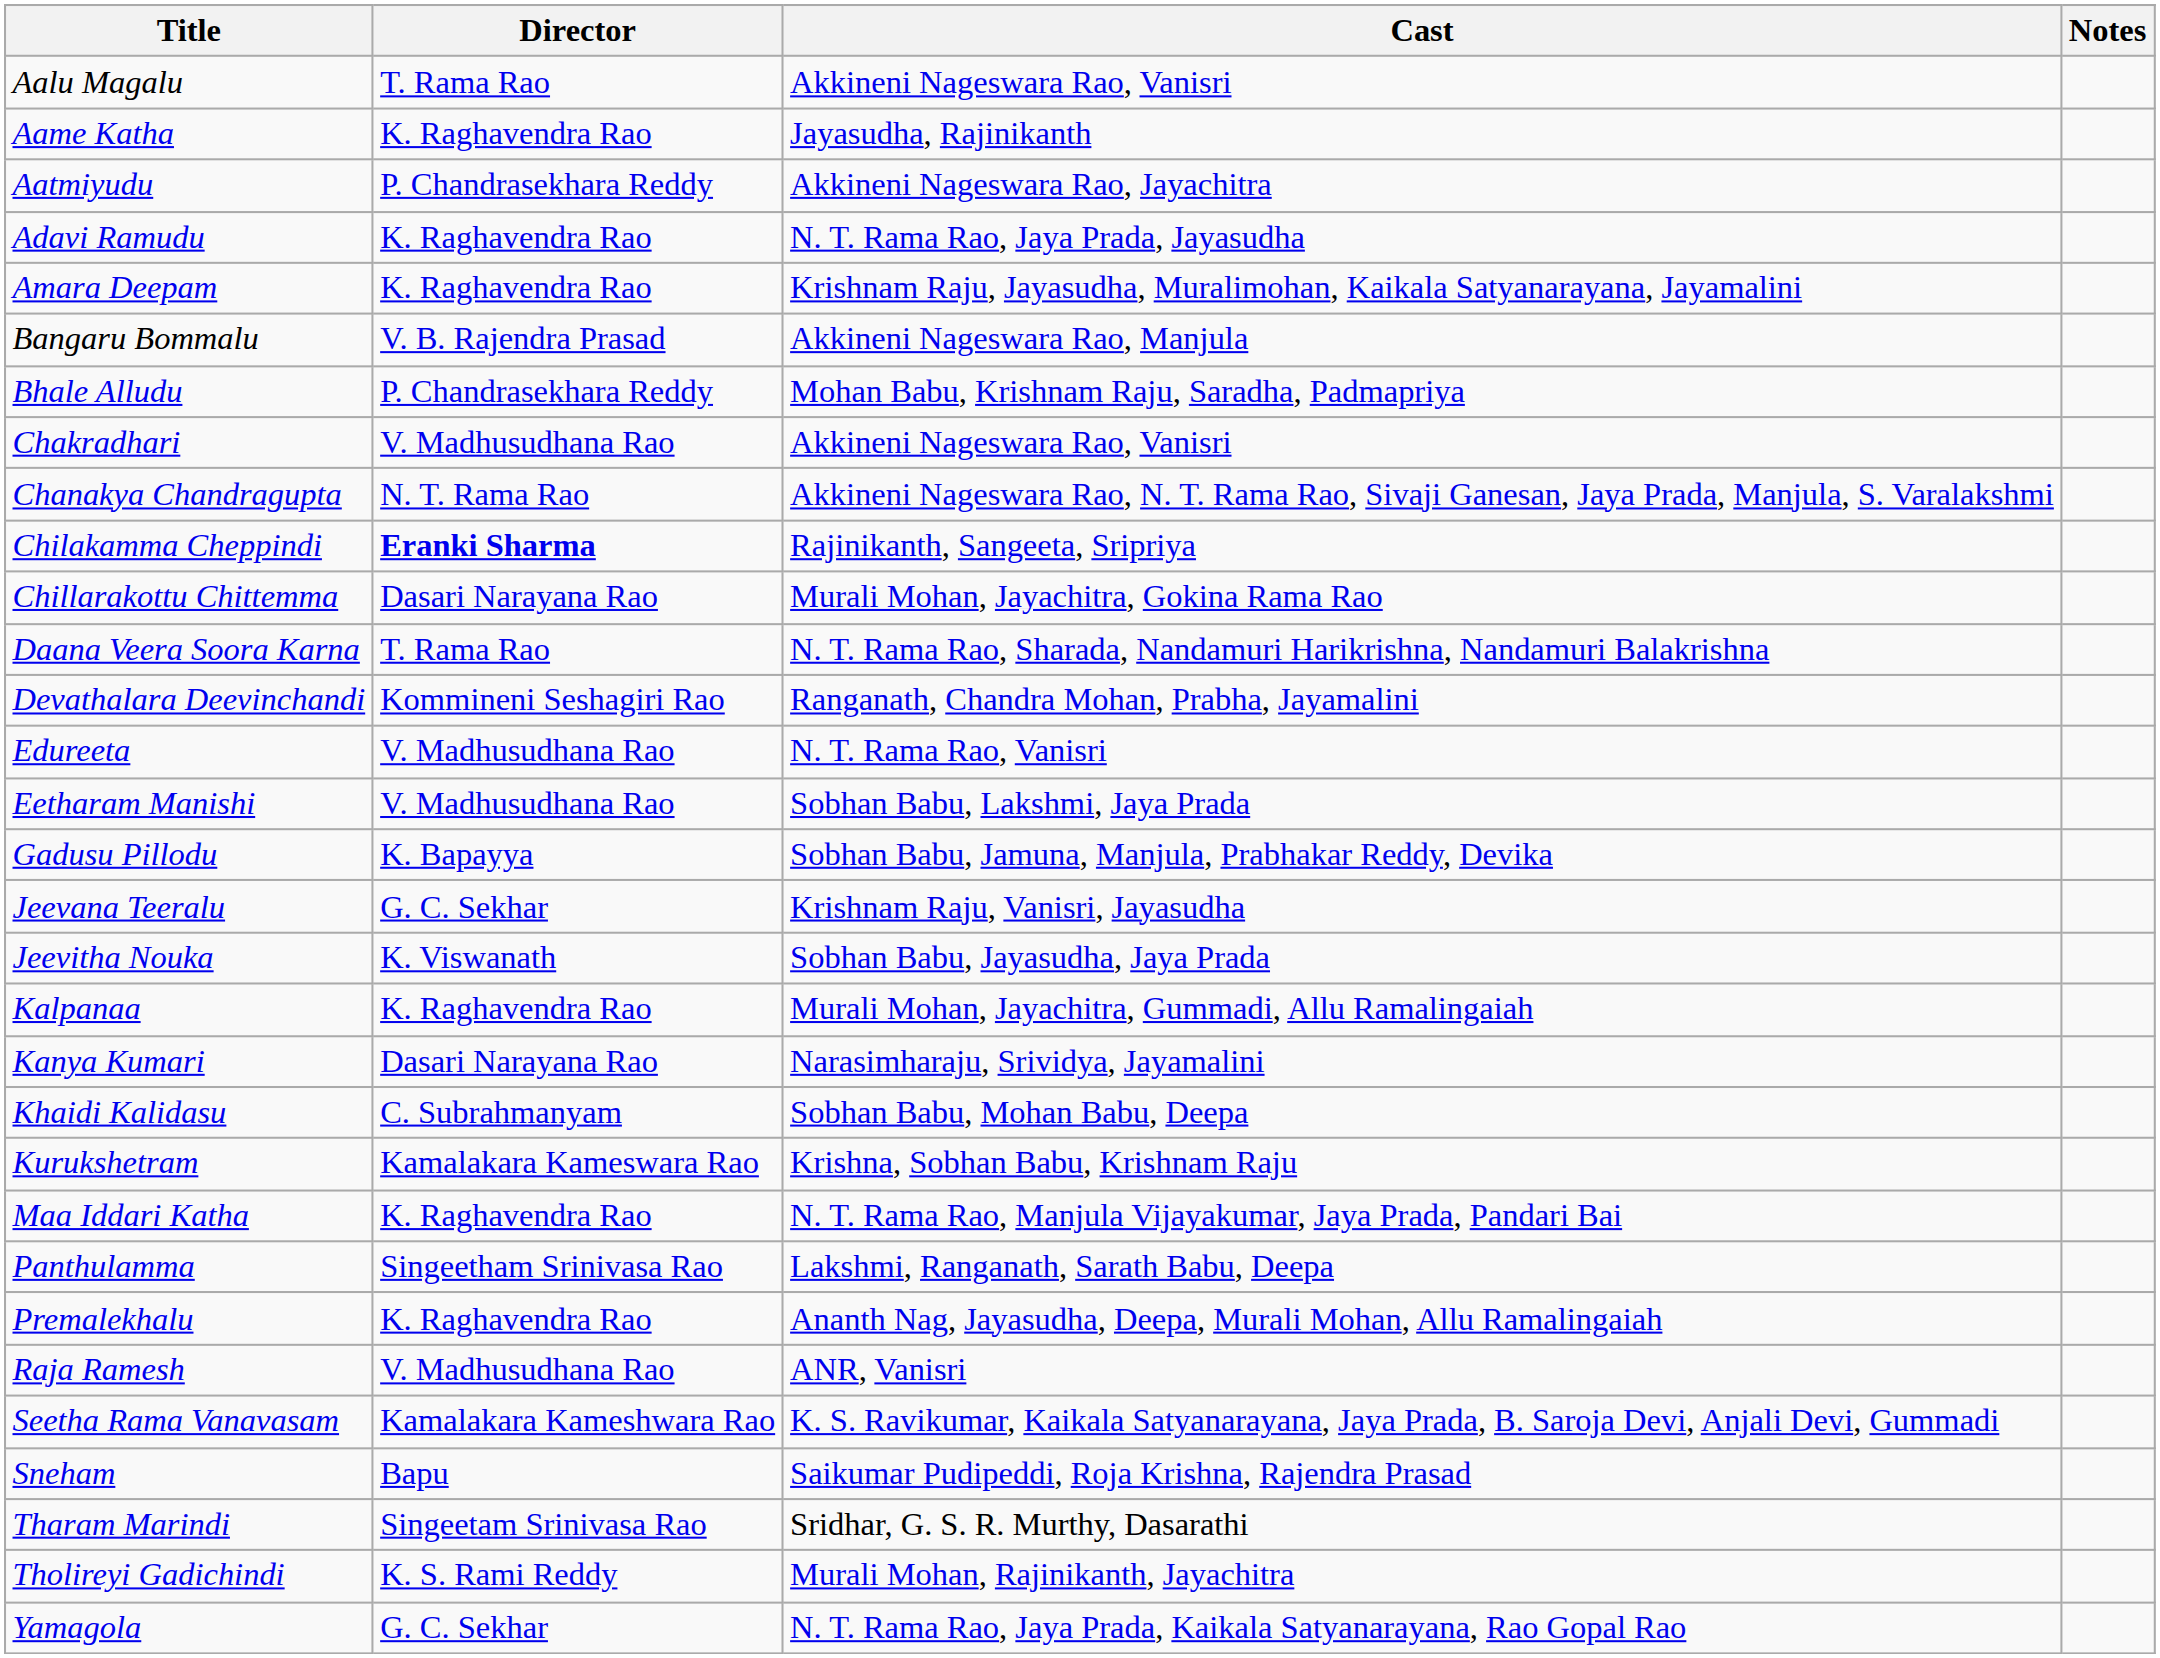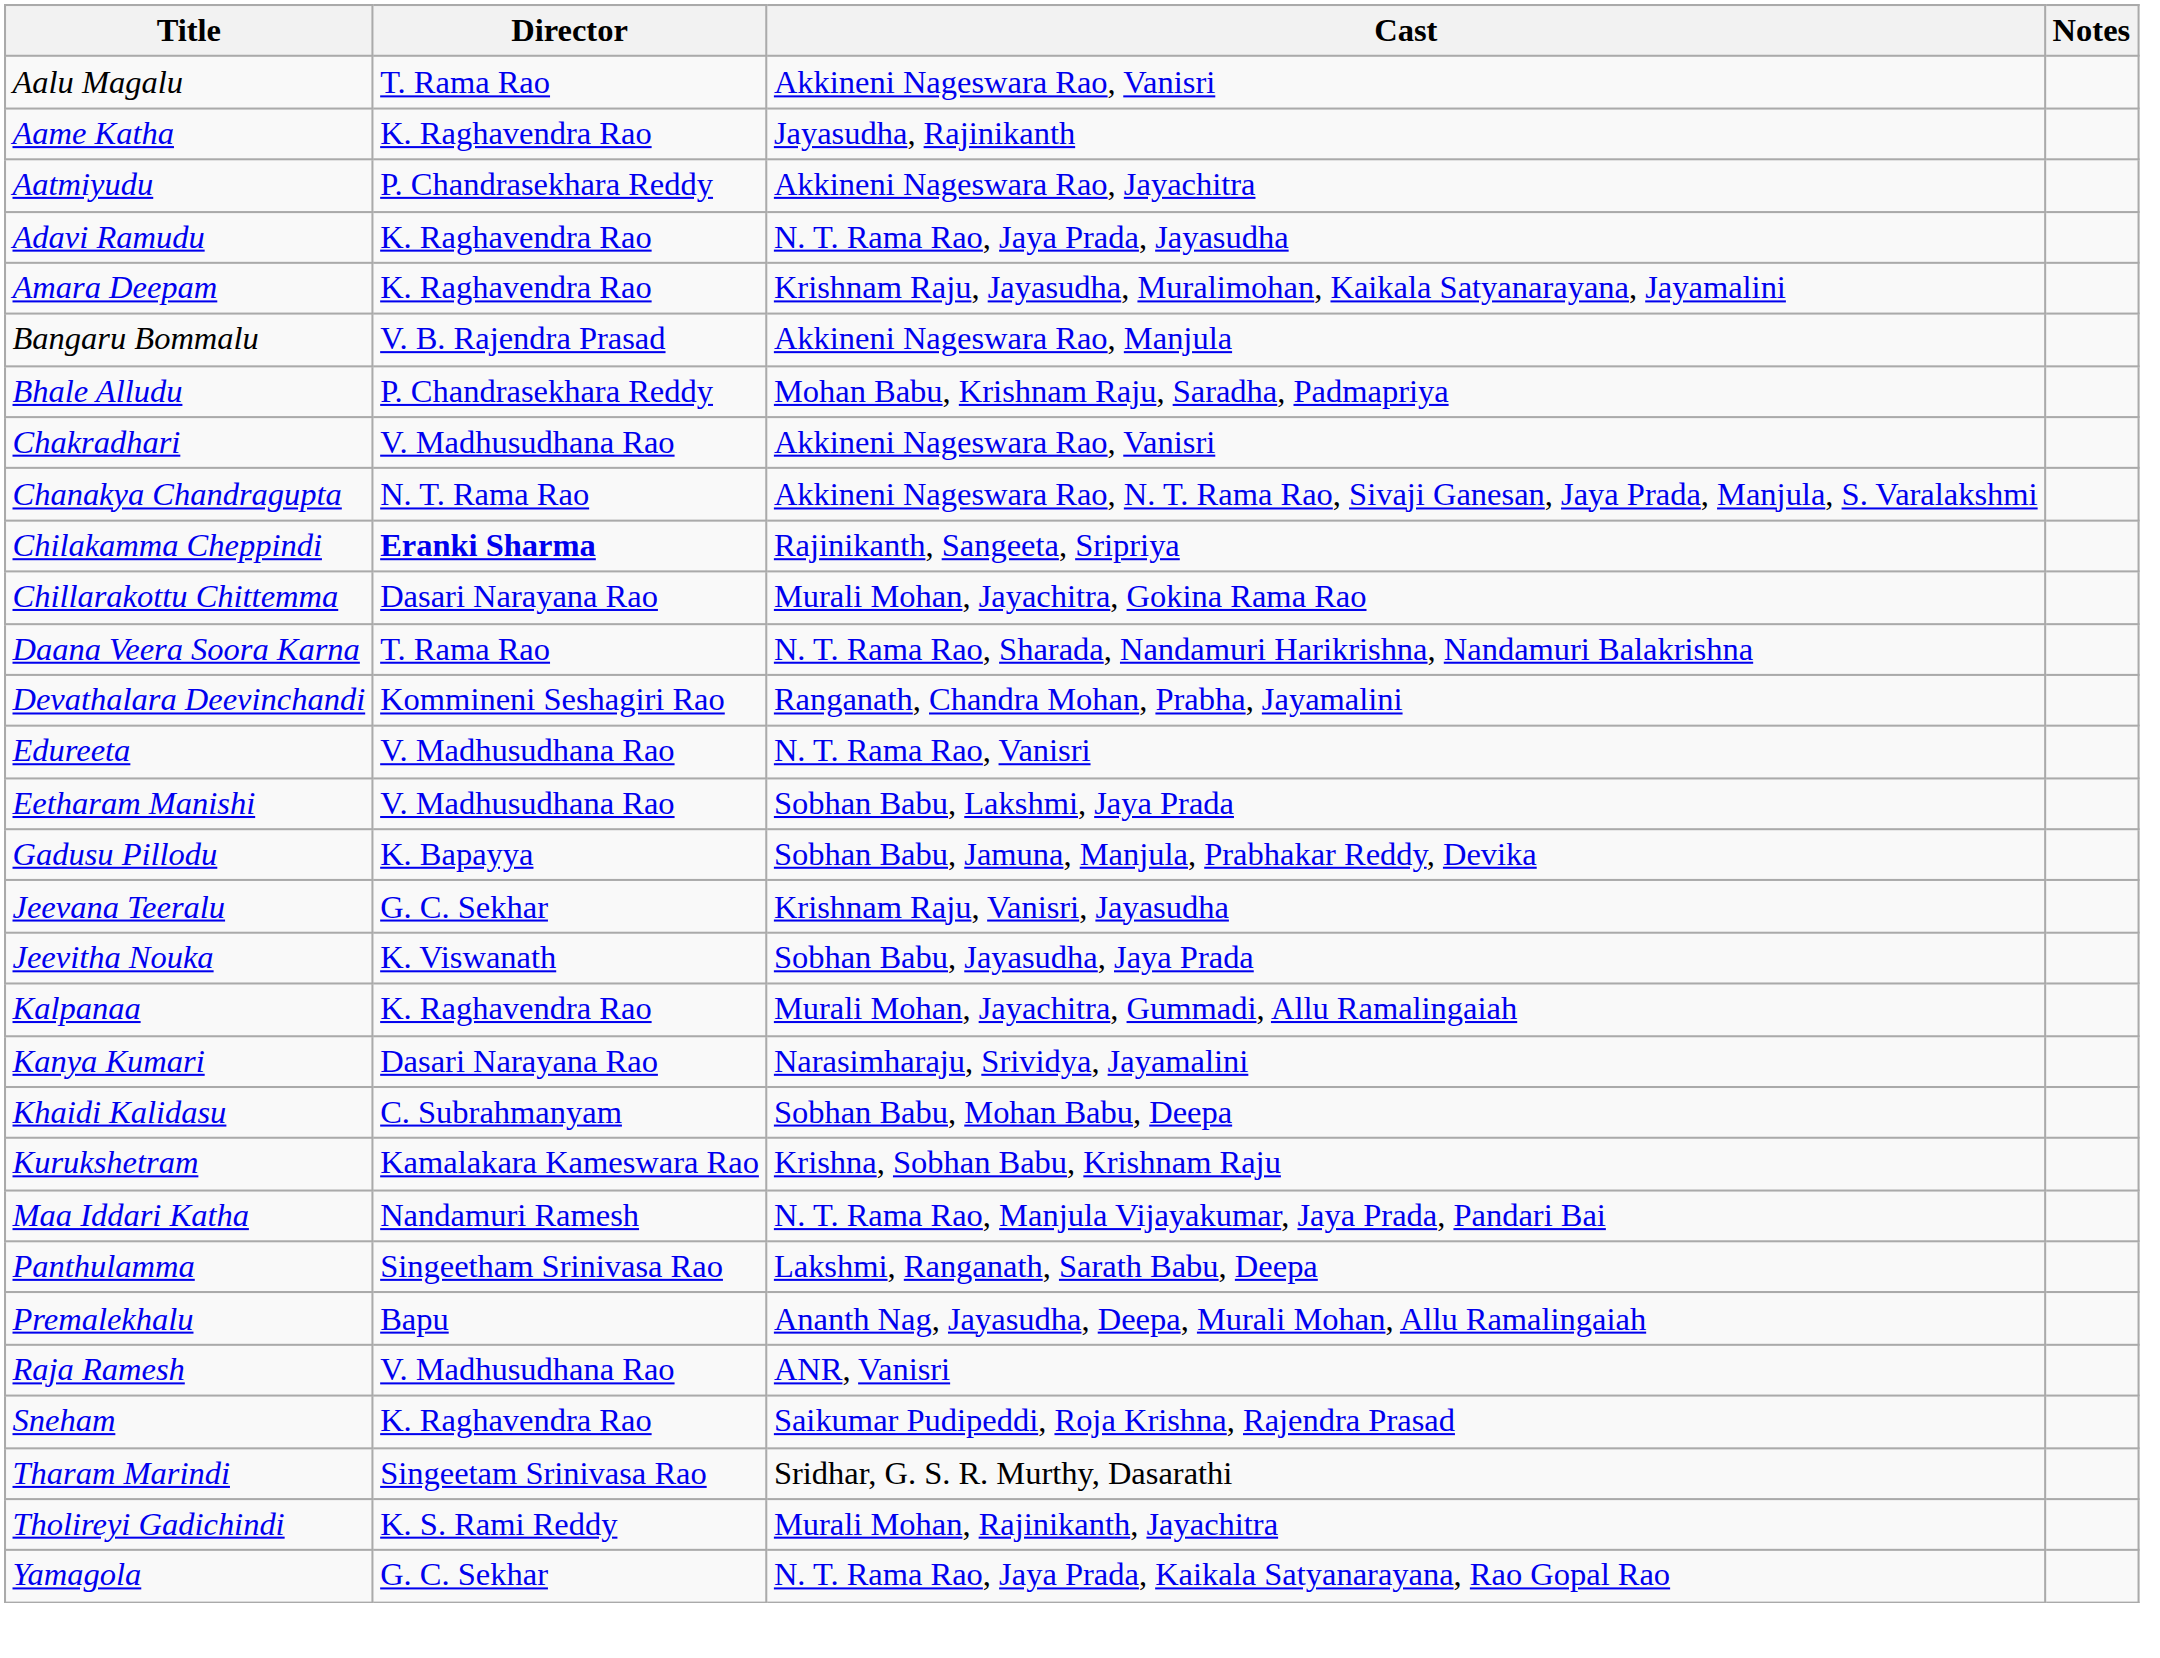(516, 1215) K. Raghavendra Rao -> (510, 1215) Nandamuri Ramesh
(516, 1318) K. Raghavendra Rao -> (414, 1318) Bapu
- row: (176, 1421)
(414, 1472) Bapu -> (516, 1421) K. Raghavendra Rao
